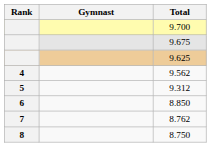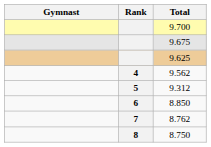columns swapped: (22, 12) <-> (96, 12)
